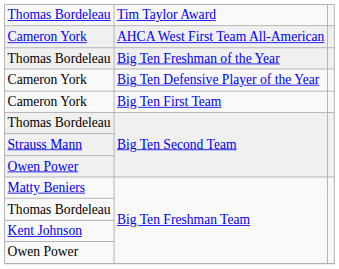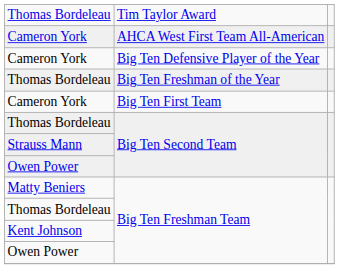rows swapped: (47, 79) <-> (59, 58)
